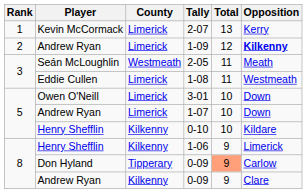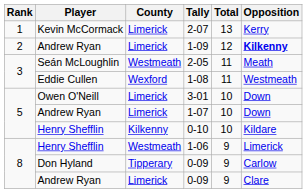(148, 79) Limerick -> (148, 79) Wexford
(148, 146) Kilkenny -> (155, 146) Westmeath
(226, 163) lightsalmon background -> (226, 163) no background
(148, 180) Kilkenny -> (148, 180) Limerick
